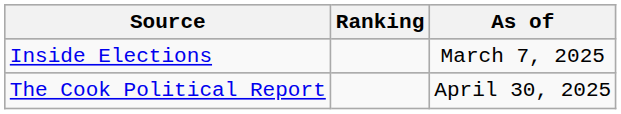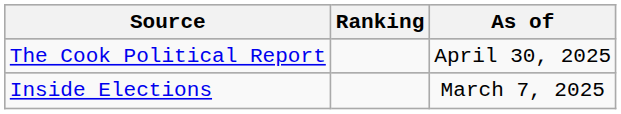rows swapped: (168, 91) <-> (111, 56)
